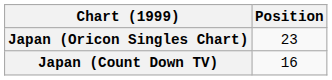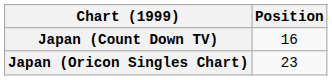rows swapped: (128, 40) <-> (128, 63)
